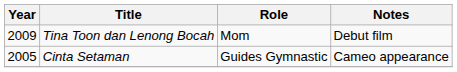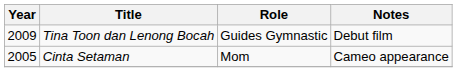(235, 35) Mom -> (274, 35) Guides Gymnastic
(274, 56) Guides Gymnastic -> (235, 56) Mom
